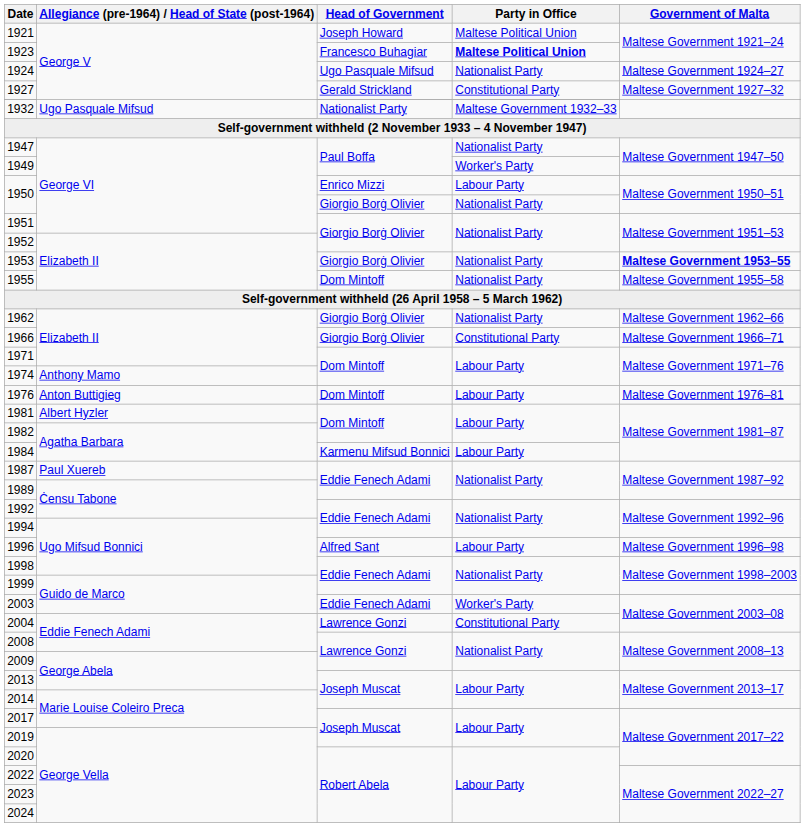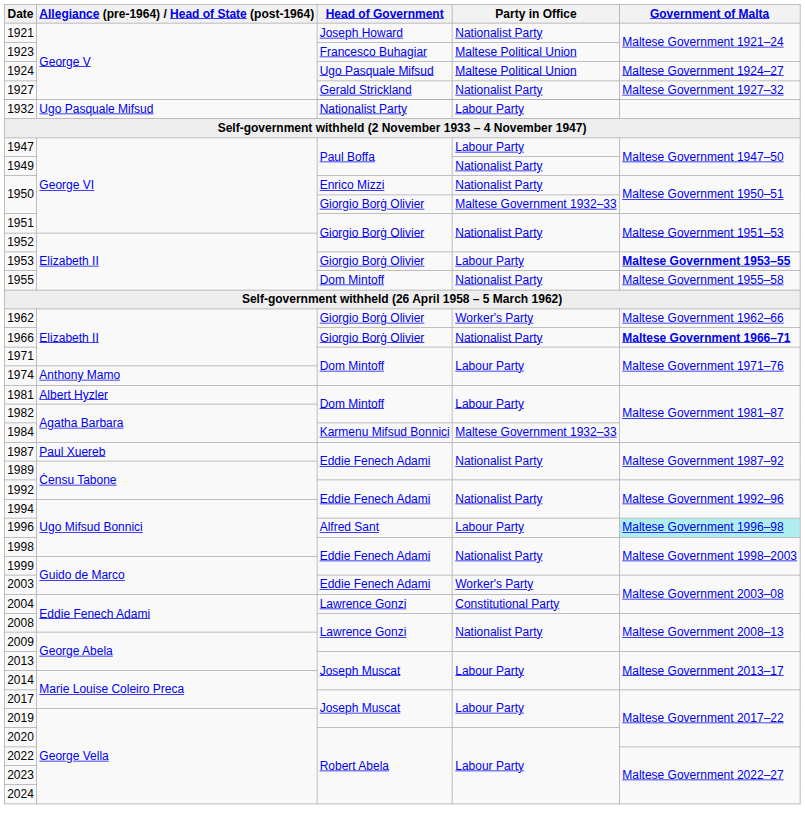(516, 33) Maltese Political Union -> (499, 33) Nationalist Party
(521, 52) bold -> (516, 52) normal
(499, 71) Nationalist Party -> (516, 71) Maltese Political Union
(507, 90) Constitutional Party -> (499, 90) Nationalist Party
(536, 109) Maltese Government 1932–33 -> (490, 109) Labour Party
(499, 147) Nationalist Party -> (490, 147) Labour Party
(494, 166) Worker's Party -> (499, 166) Nationalist Party
(490, 185) Labour Party -> (499, 185) Nationalist Party
(499, 204) Nationalist Party -> (536, 204) Maltese Government 1932–33
(499, 261) Nationalist Party -> (490, 261) Labour Party
(499, 318) Nationalist Party -> (494, 318) Worker's Party
(507, 337) Constitutional Party -> (499, 337) Nationalist Party
(703, 337) normal -> (706, 337) bold
- row: (20, 394)
(490, 451) Labour Party -> (536, 432) Maltese Government 1932–33
(703, 546) no background -> (703, 527) paleturquoise background
